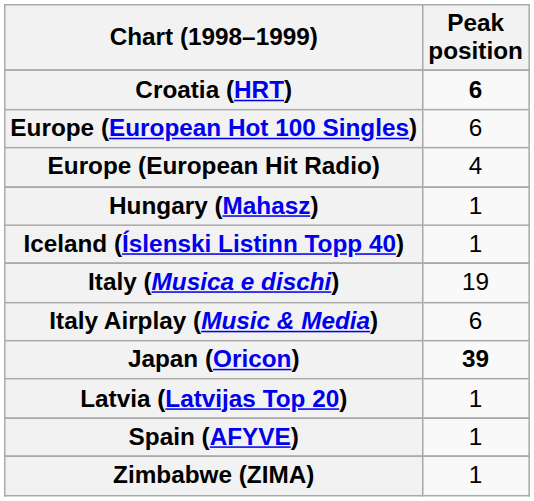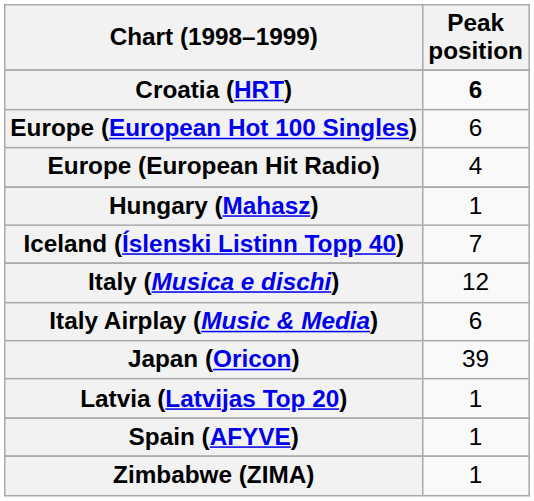(476, 243) 1 -> (476, 243) 7
(476, 282) 19 -> (476, 282) 12
(476, 359) bold -> (476, 359) normal
